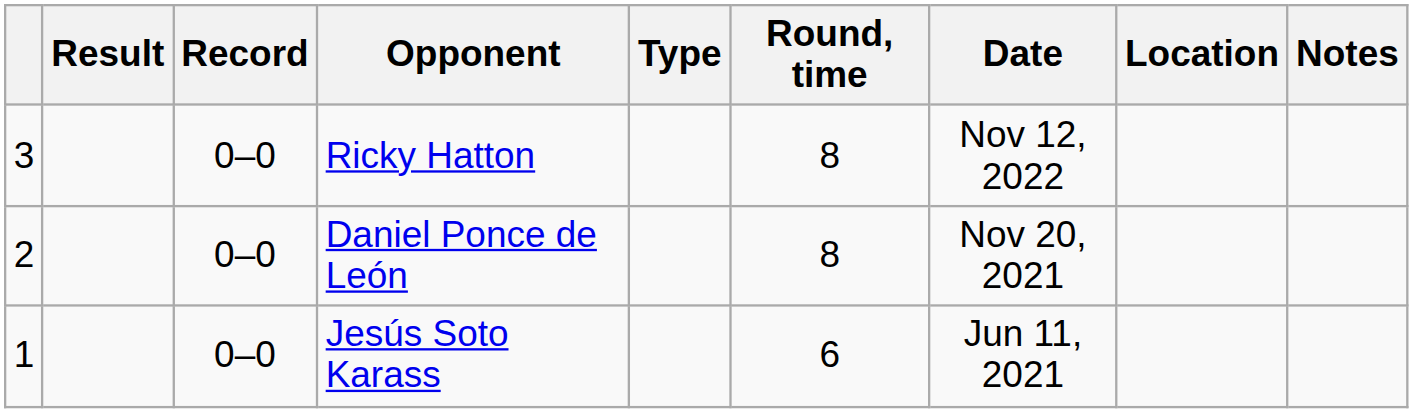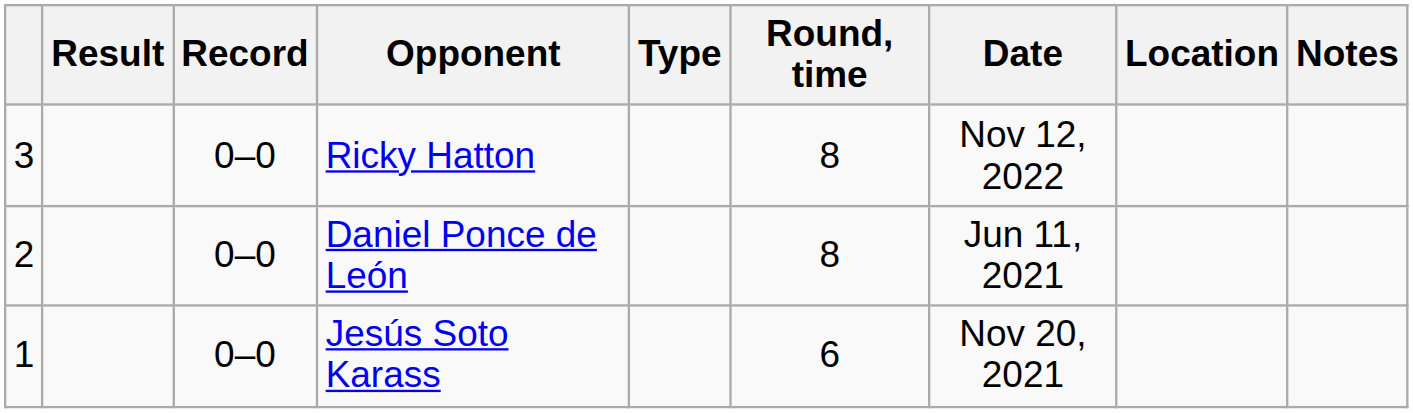(1023, 254) Nov 20, 2021 -> (1023, 254) Jun 11, 2021
(1023, 355) Jun 11, 2021 -> (1023, 355) Nov 20, 2021
